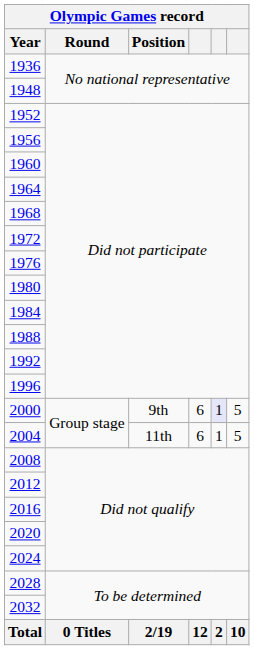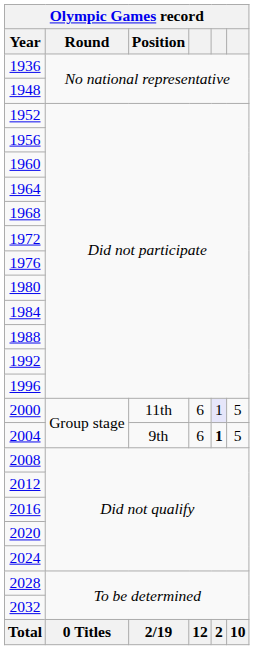(158, 410) 9th -> (158, 410) 11th
(158, 435) 11th -> (158, 435) 9th
(219, 435) normal -> (219, 435) bold
